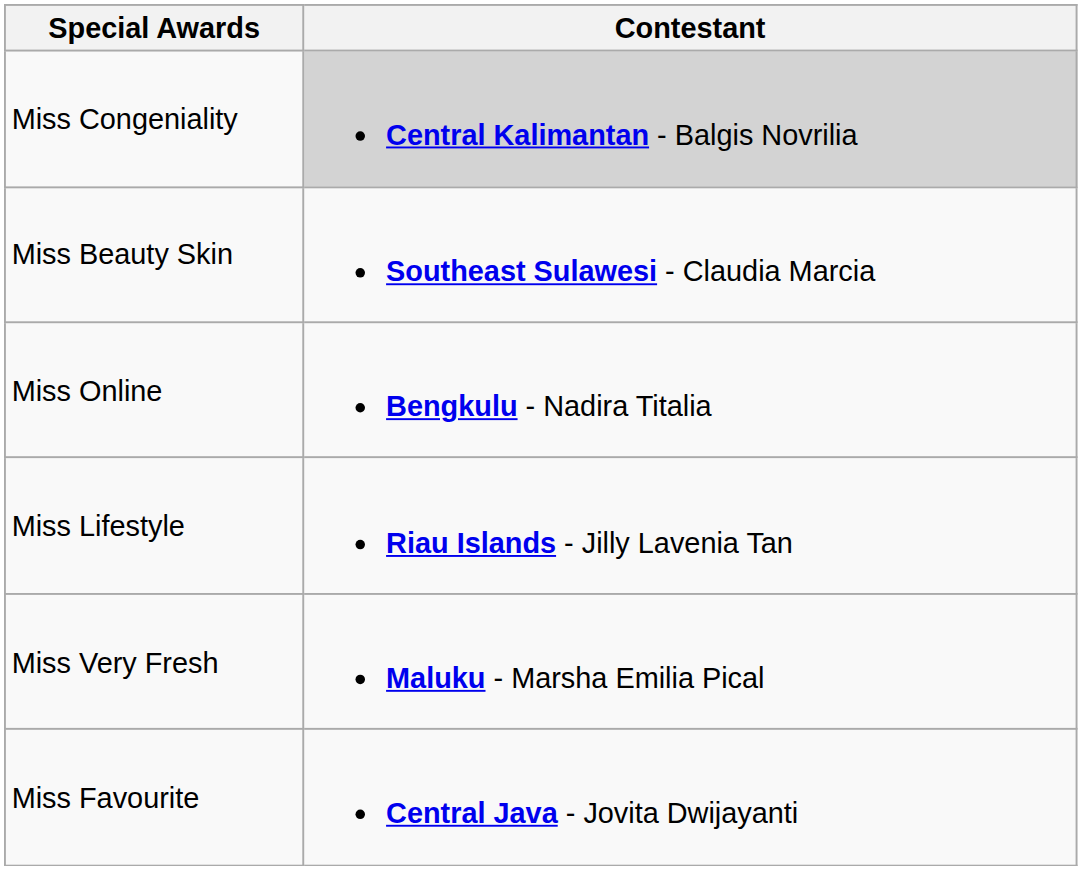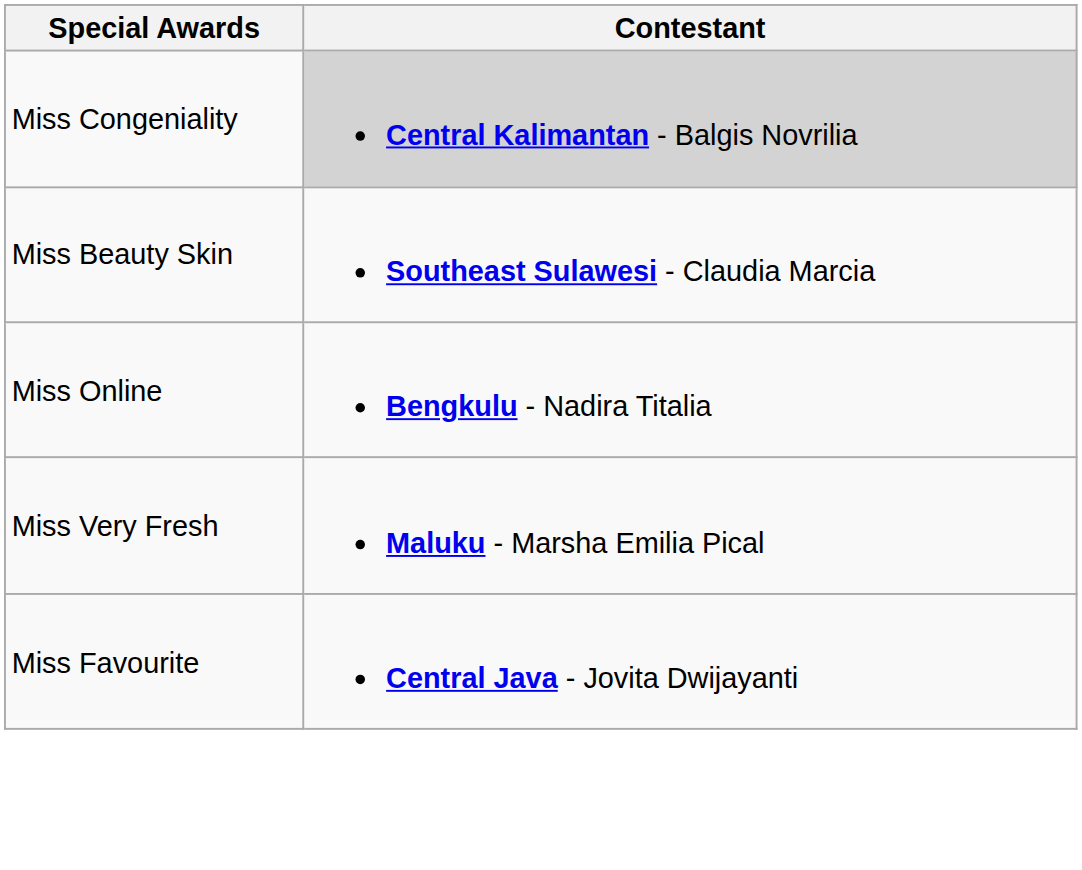- row: (98, 526)
